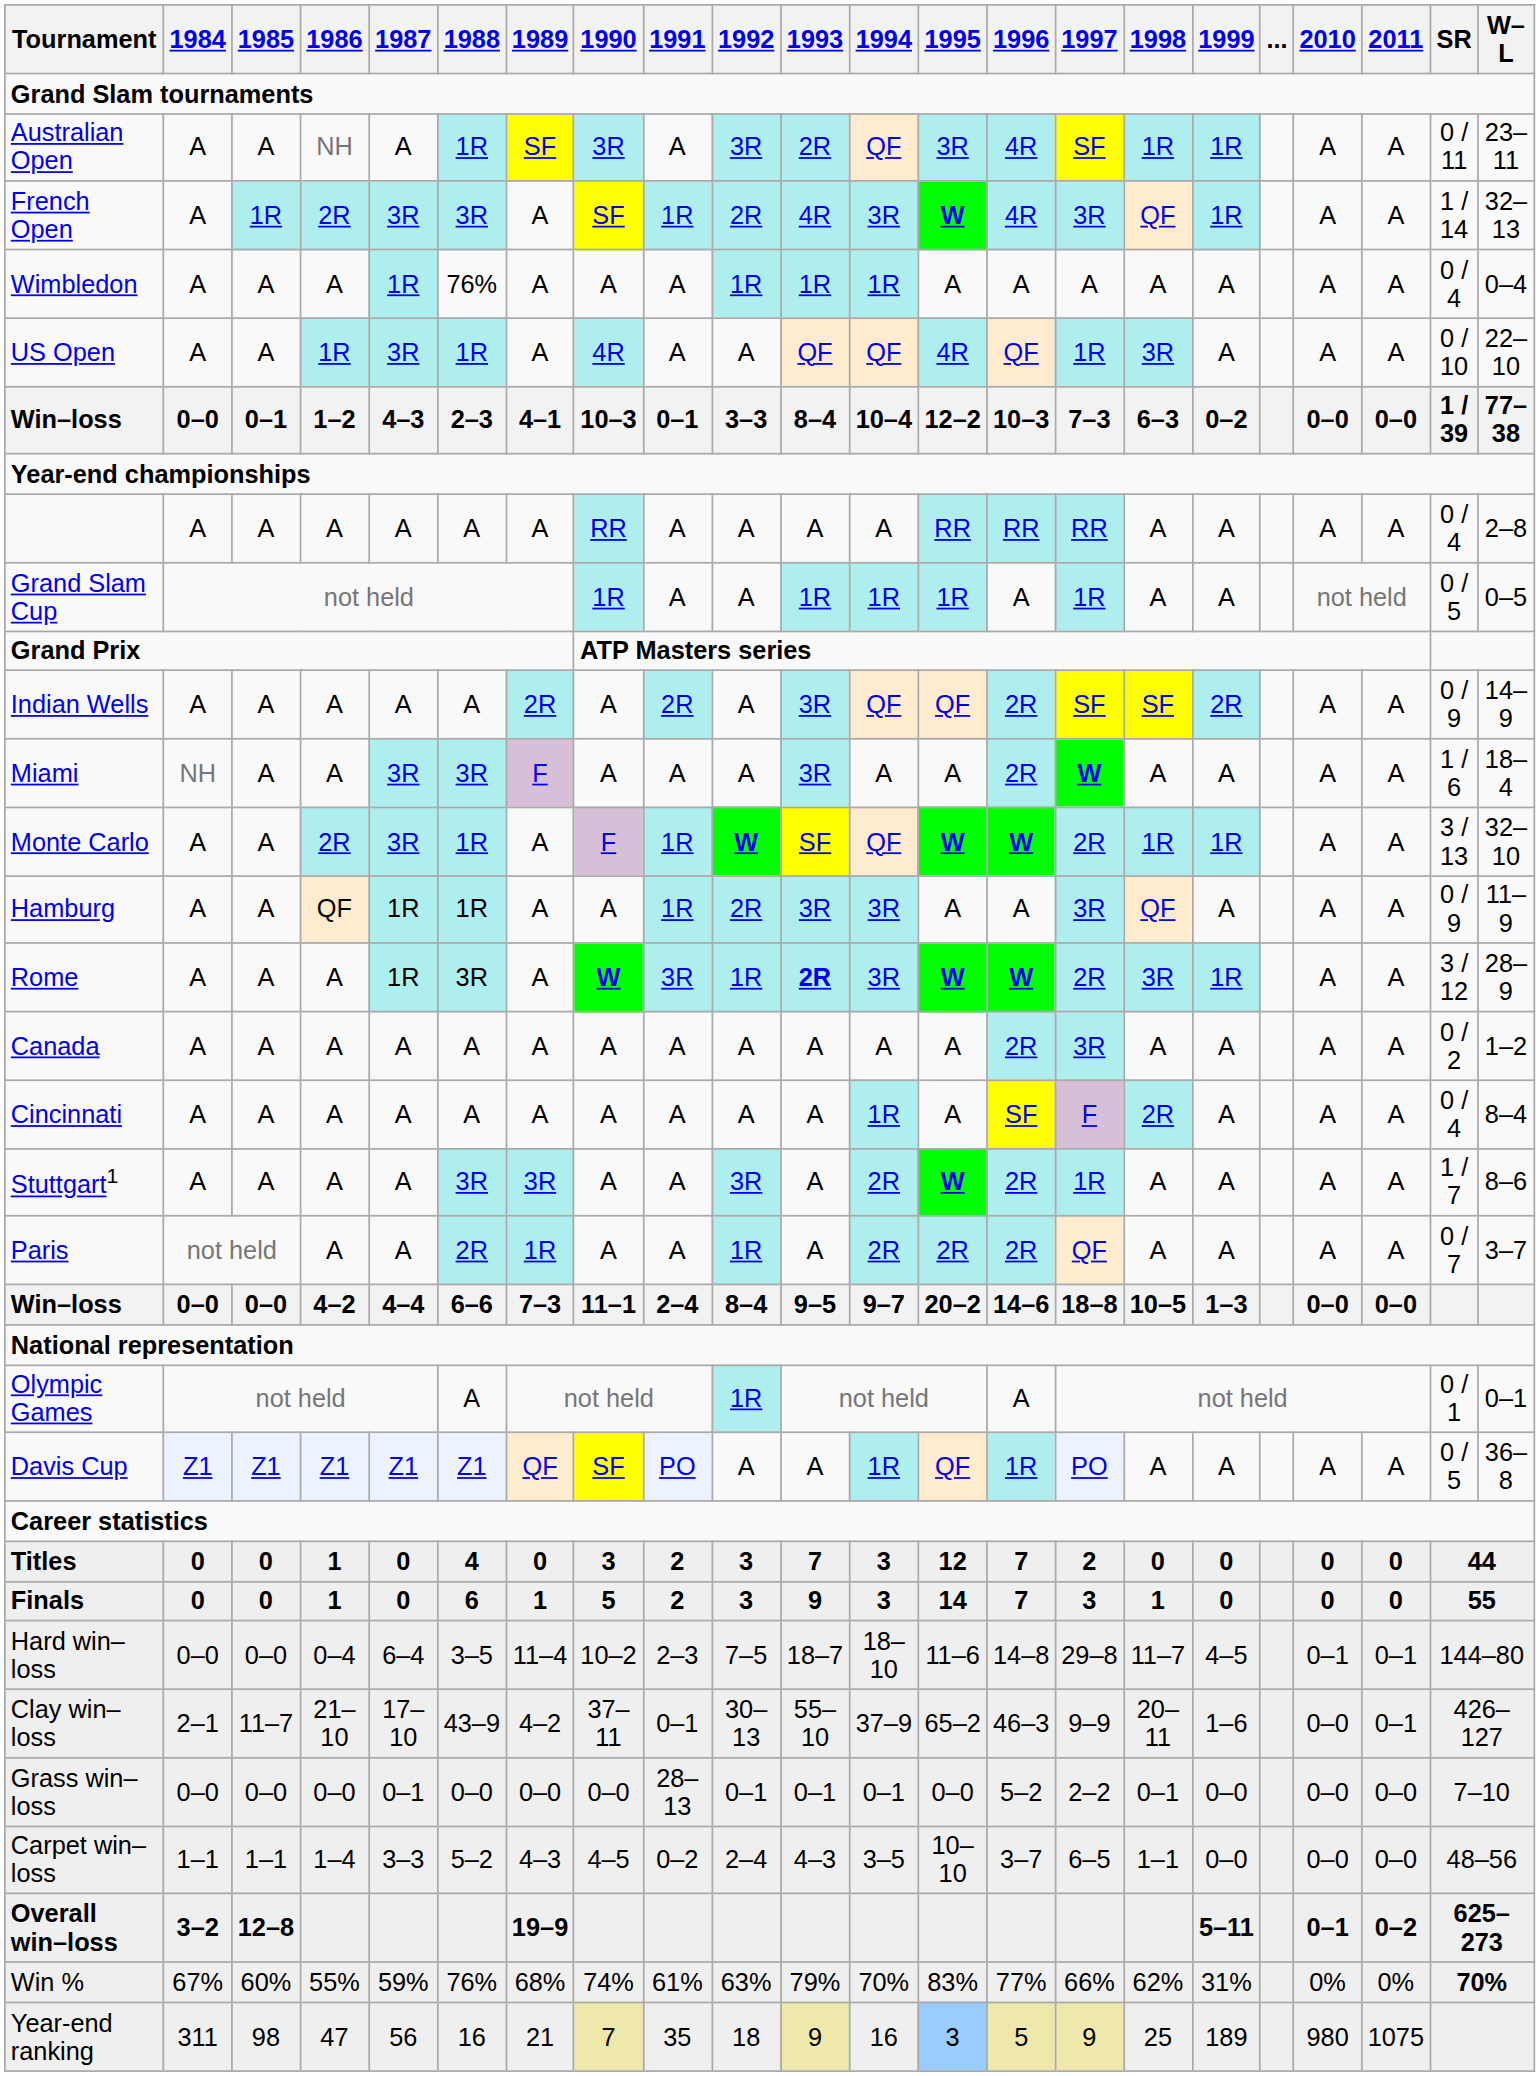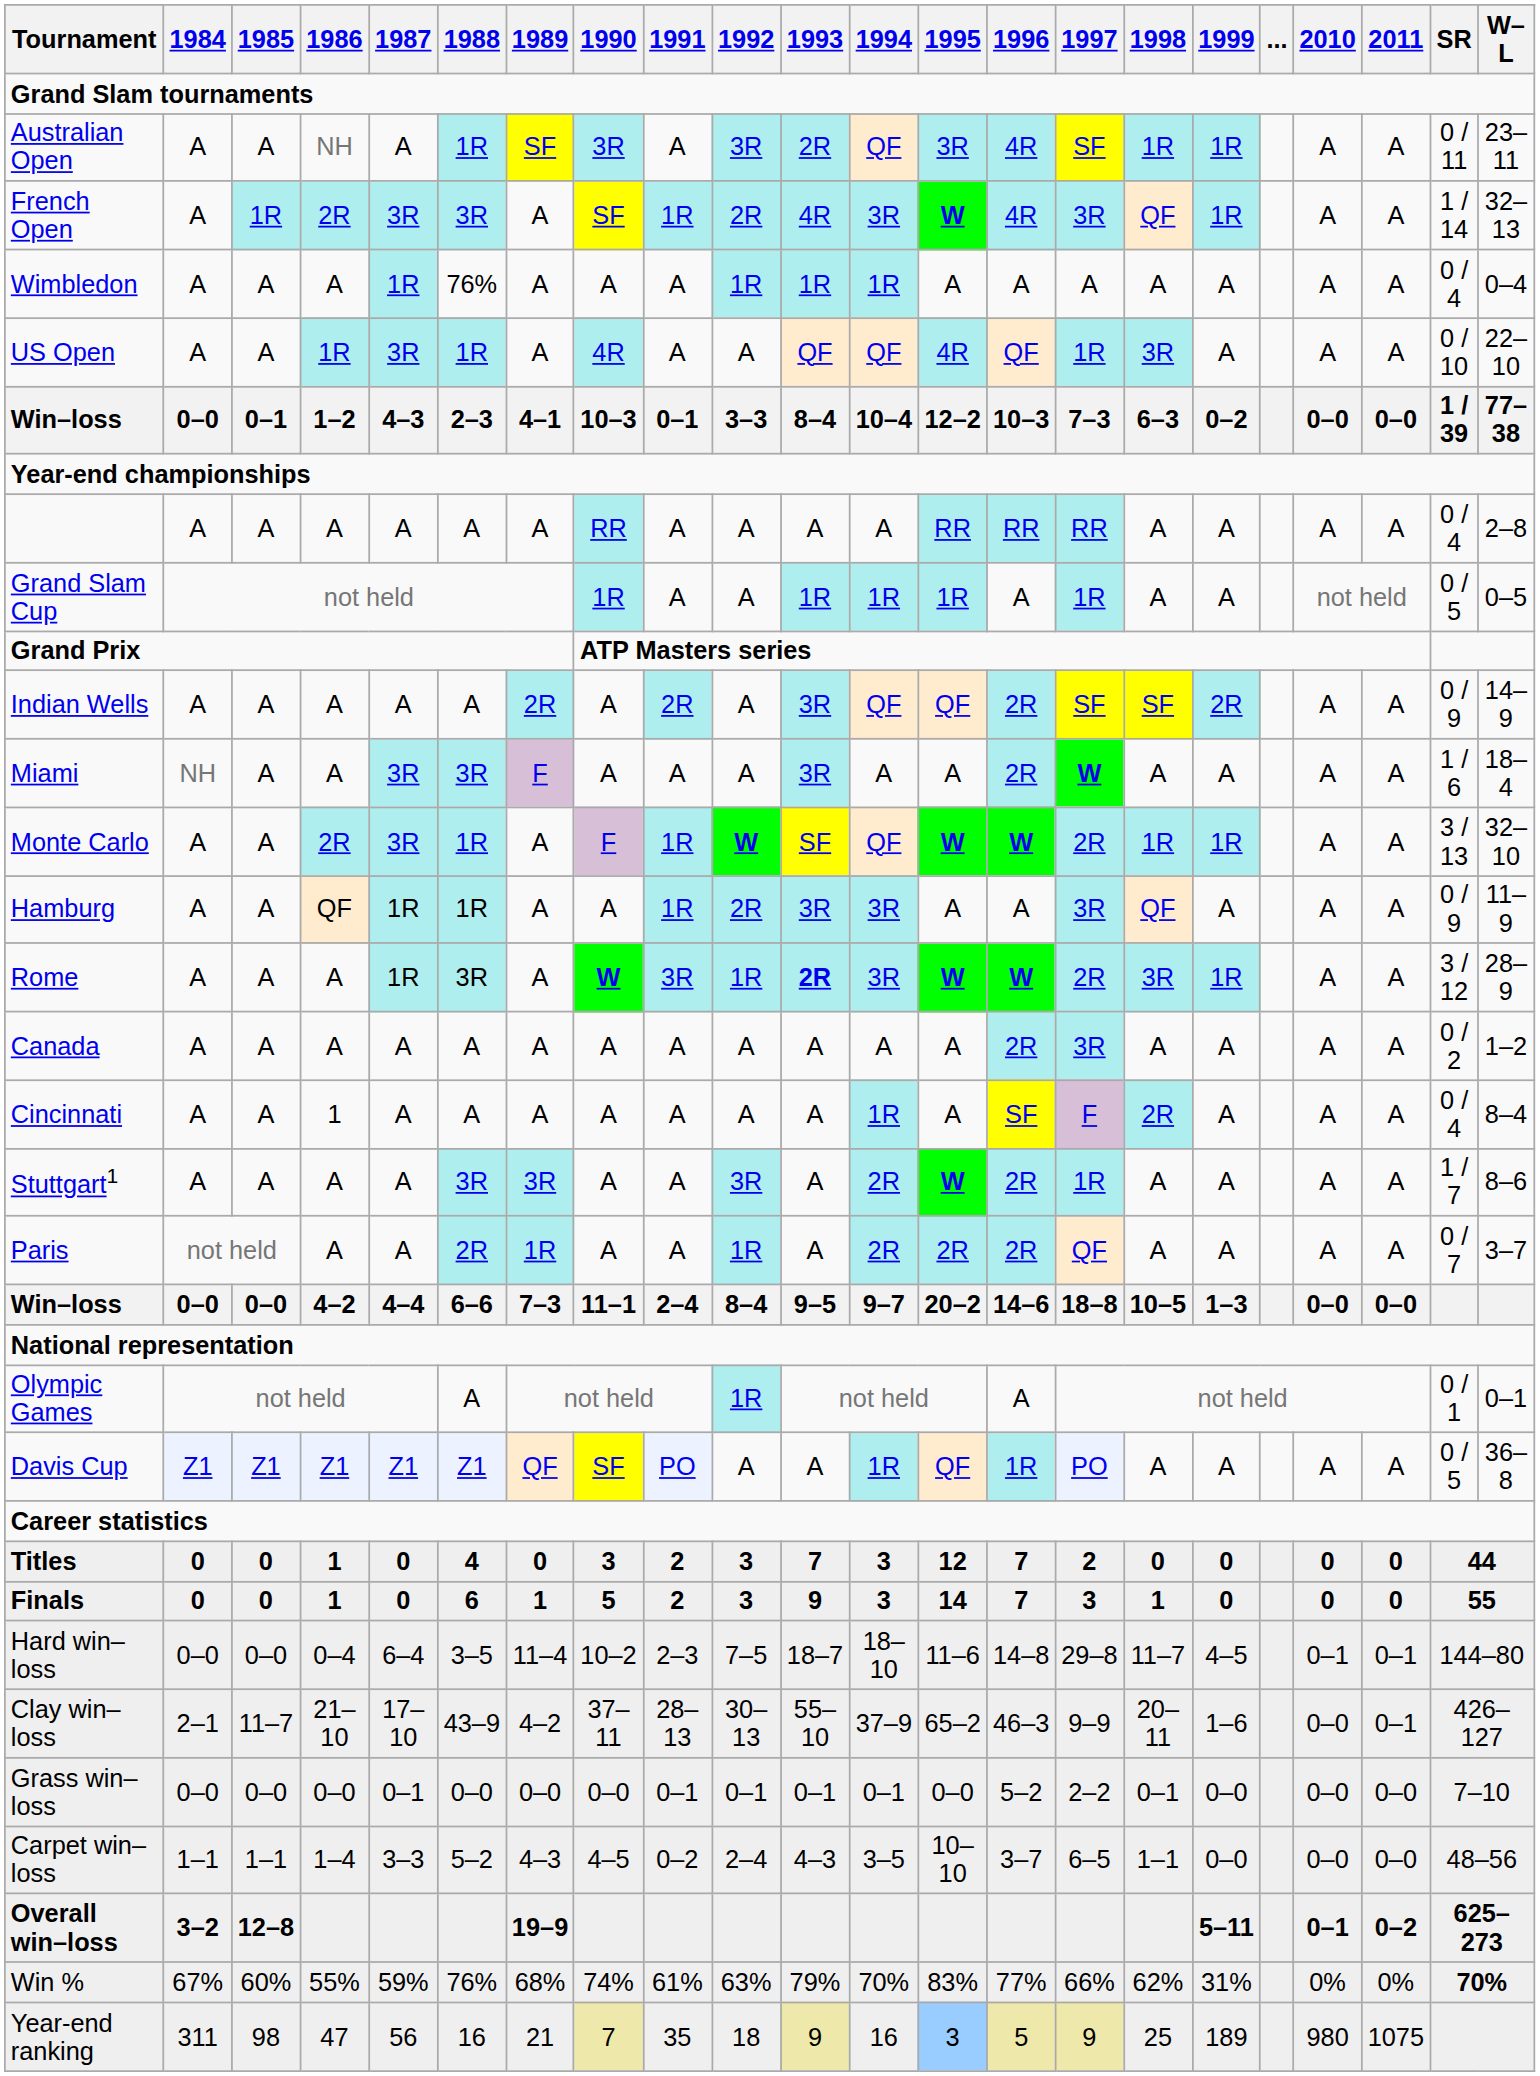(334, 1114) A -> (334, 1114) 1
(677, 1724) 0–1 -> (677, 1724) 28–13
(677, 1792) 28–13 -> (677, 1792) 0–1
